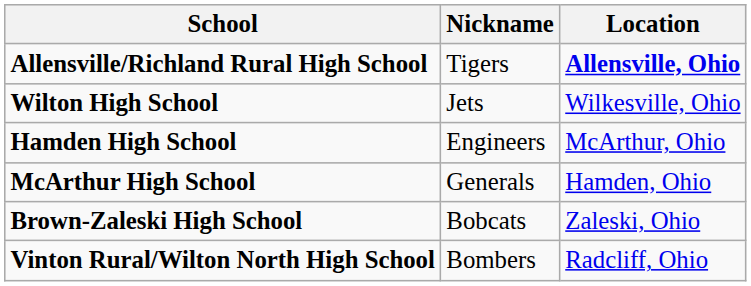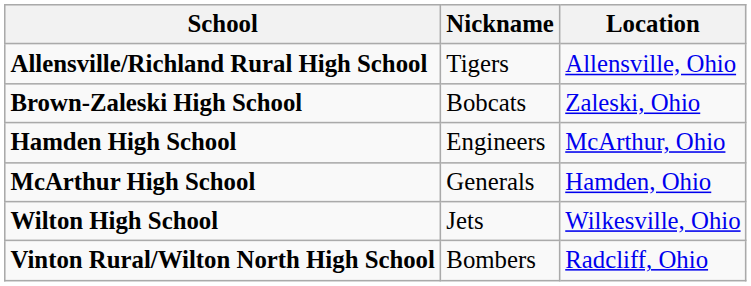(653, 63) bold -> (651, 63) normal
rows swapped: (156, 220) <-> (114, 102)
